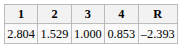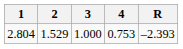(121, 33) 0.853 -> (121, 33) 0.753
